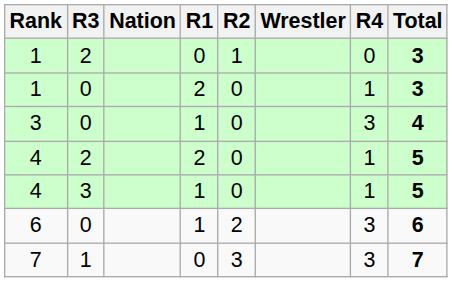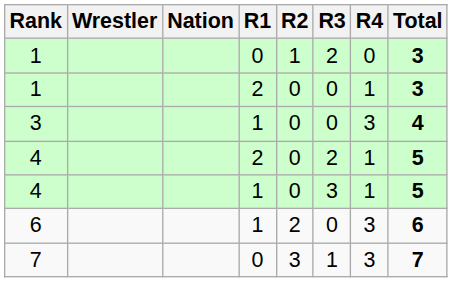columns swapped: (303, 21) <-> (86, 21)
